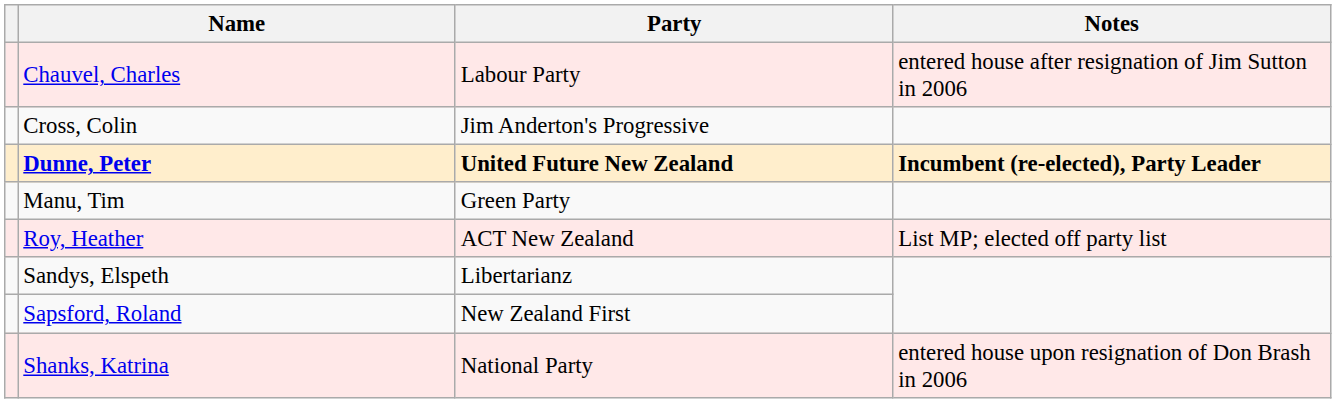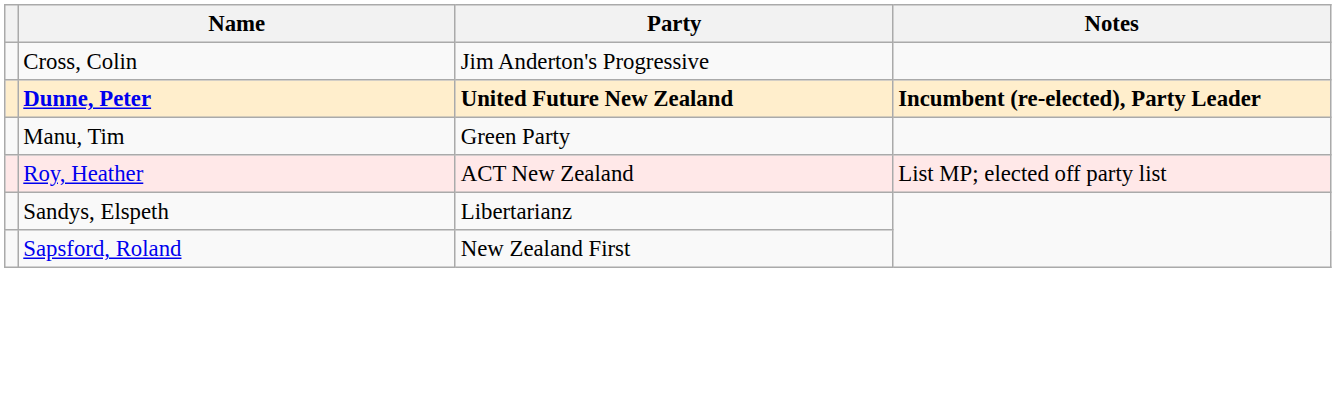- row: (102, 74)
- row: (96, 364)
